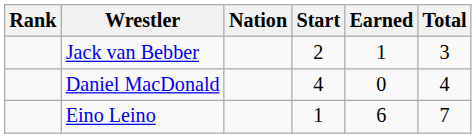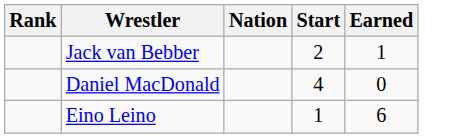- column: (445, 20)
